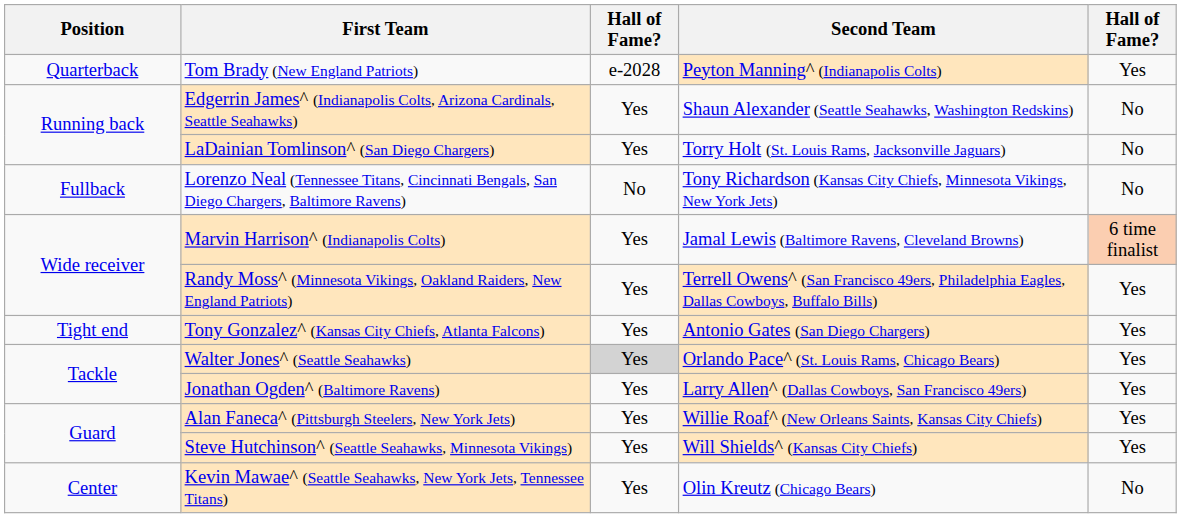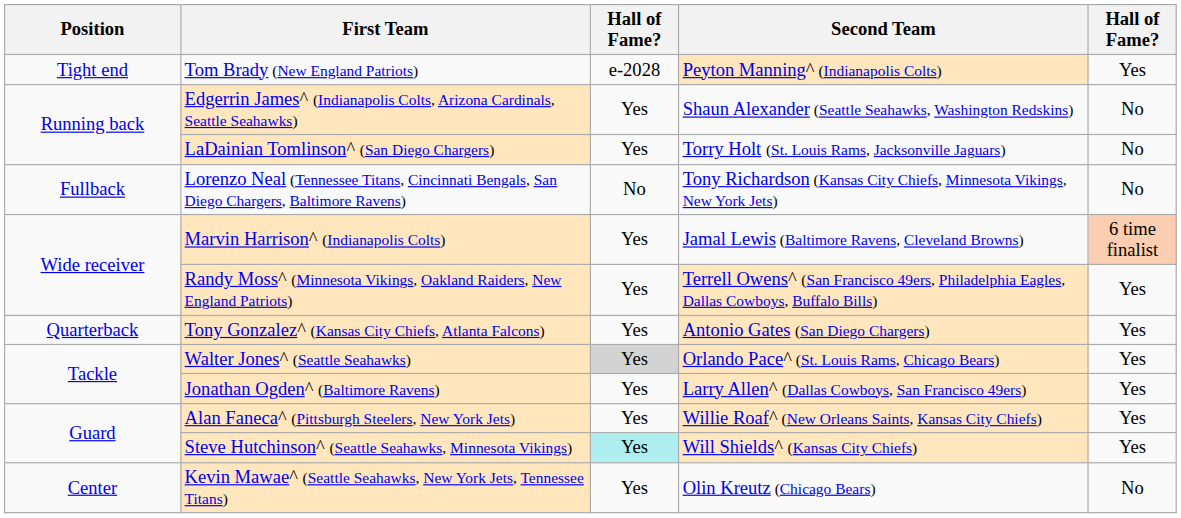(92, 69) Quarterback -> (92, 69) Tight end
(92, 329) Tight end -> (92, 329) Quarterback
(634, 447) no background -> (634, 447) paleturquoise background
